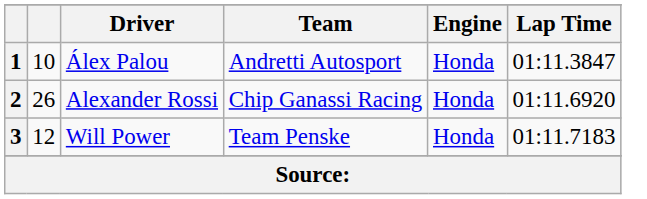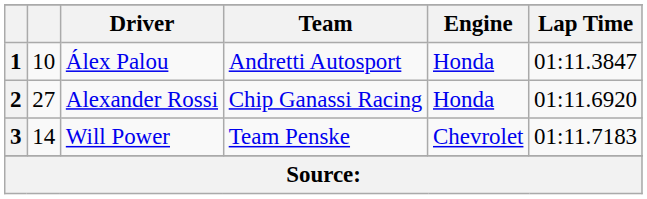(44, 99) 26 -> (44, 99) 27
(44, 137) 12 -> (44, 137) 14
(464, 137) Honda -> (478, 137) Chevrolet
